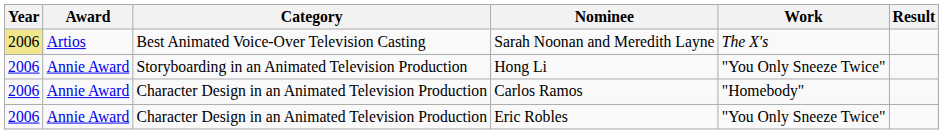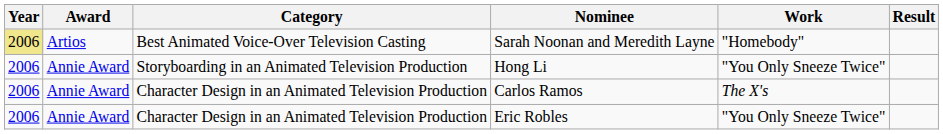(745, 41) The X's -> (763, 41) "Homebody"
(763, 91) "Homebody" -> (745, 91) The X's
